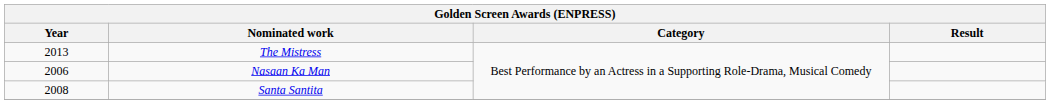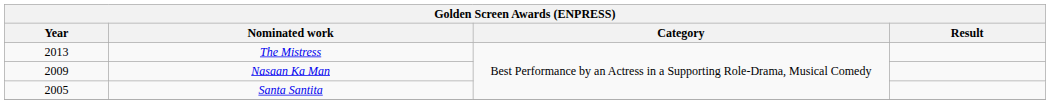(56, 71) 2006 -> (56, 71) 2009
(56, 90) 2008 -> (56, 90) 2005
